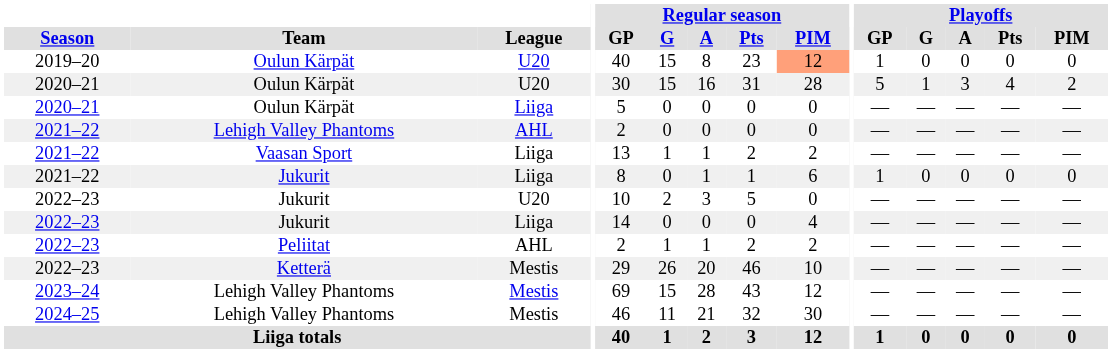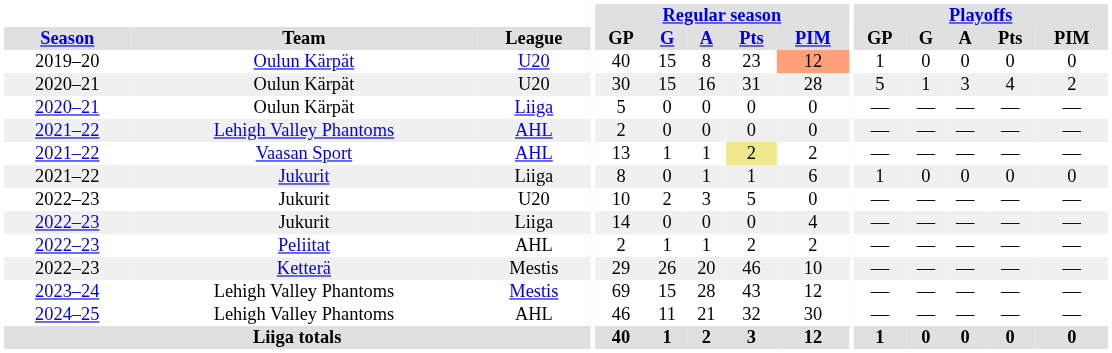(534, 153) Liiga -> (534, 153) AHL
(751, 153) no background -> (751, 153) khaki background
(534, 314) Mestis -> (534, 314) AHL
